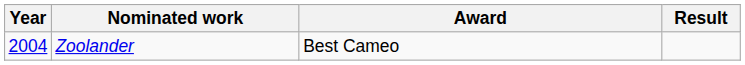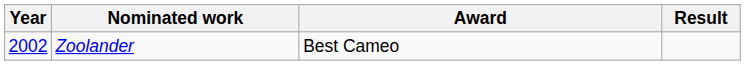(28, 45) 2004 -> (28, 45) 2002
